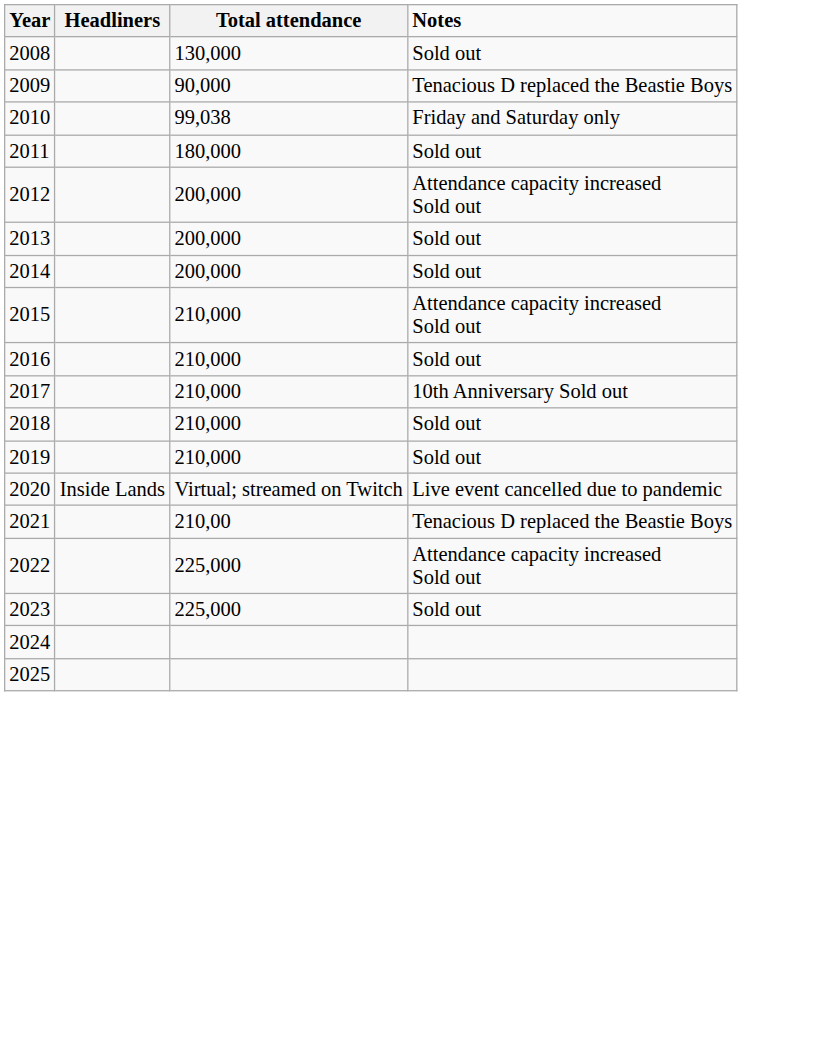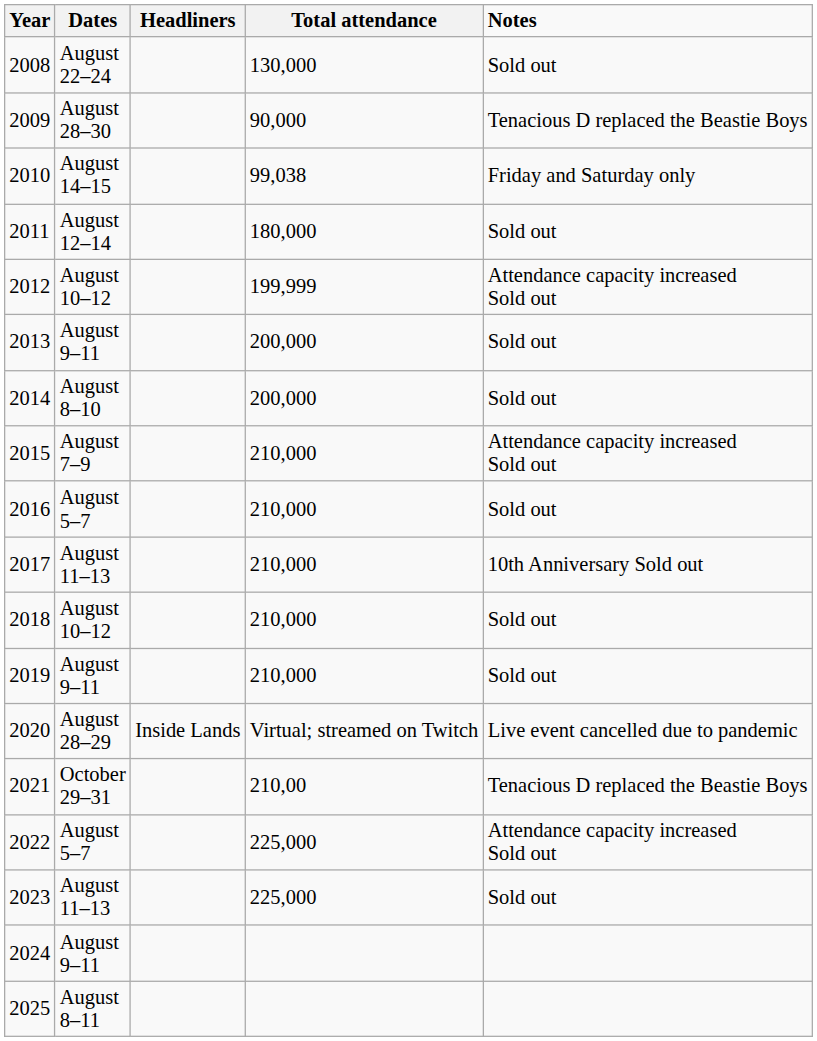+ column: (93, 20)
(208, 194) 200,000 -> (283, 286) 199,999
